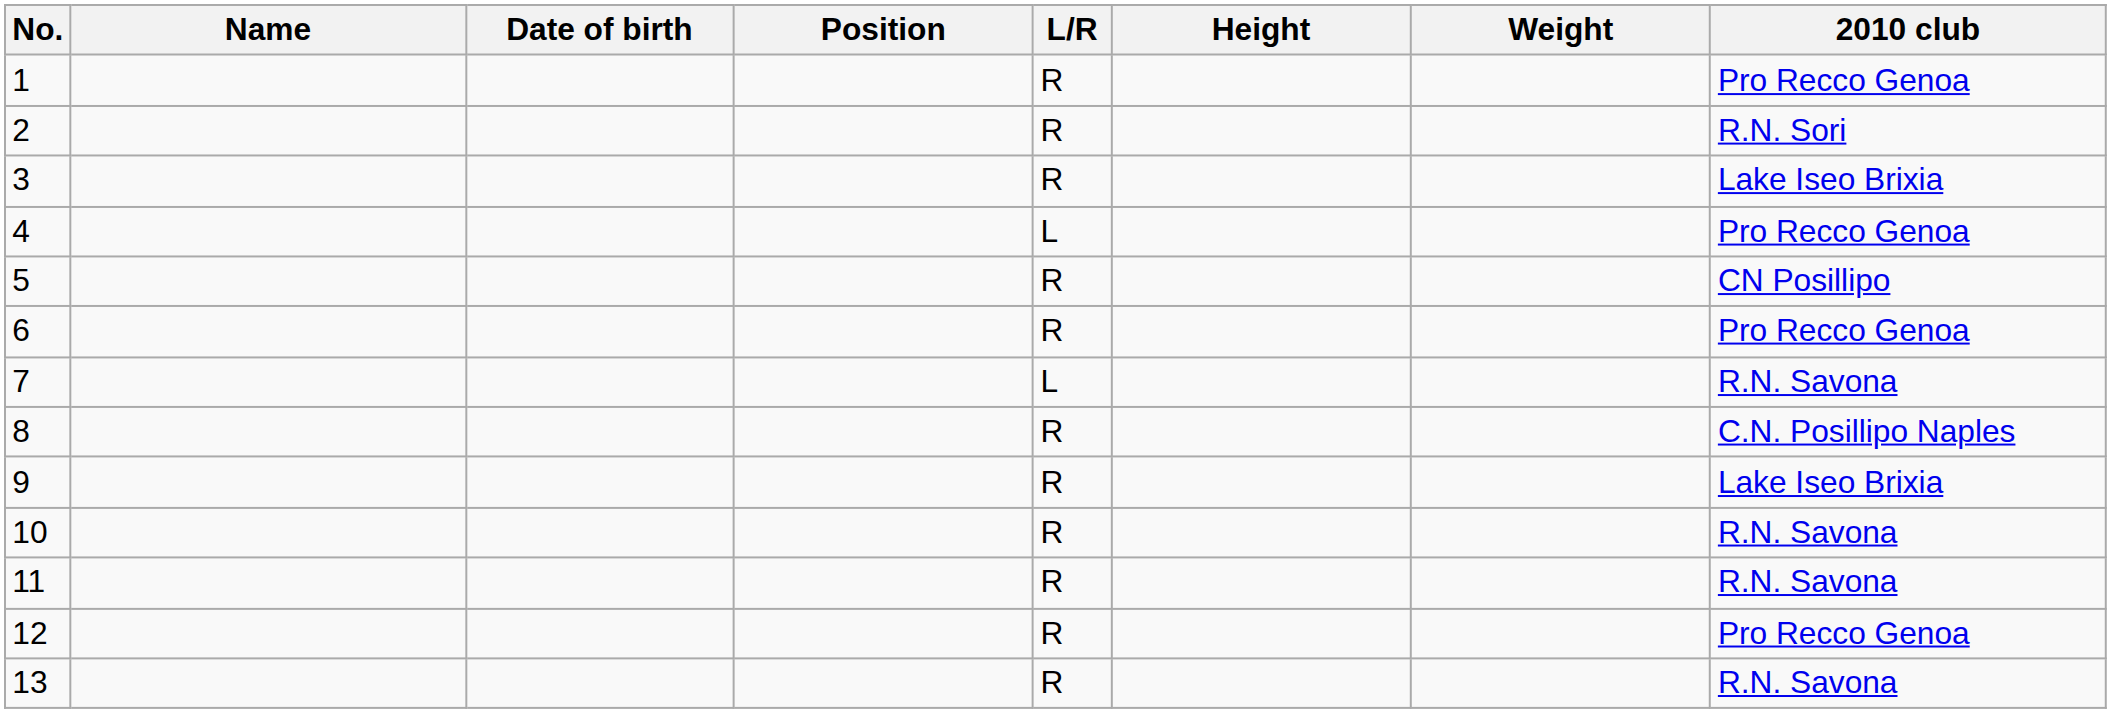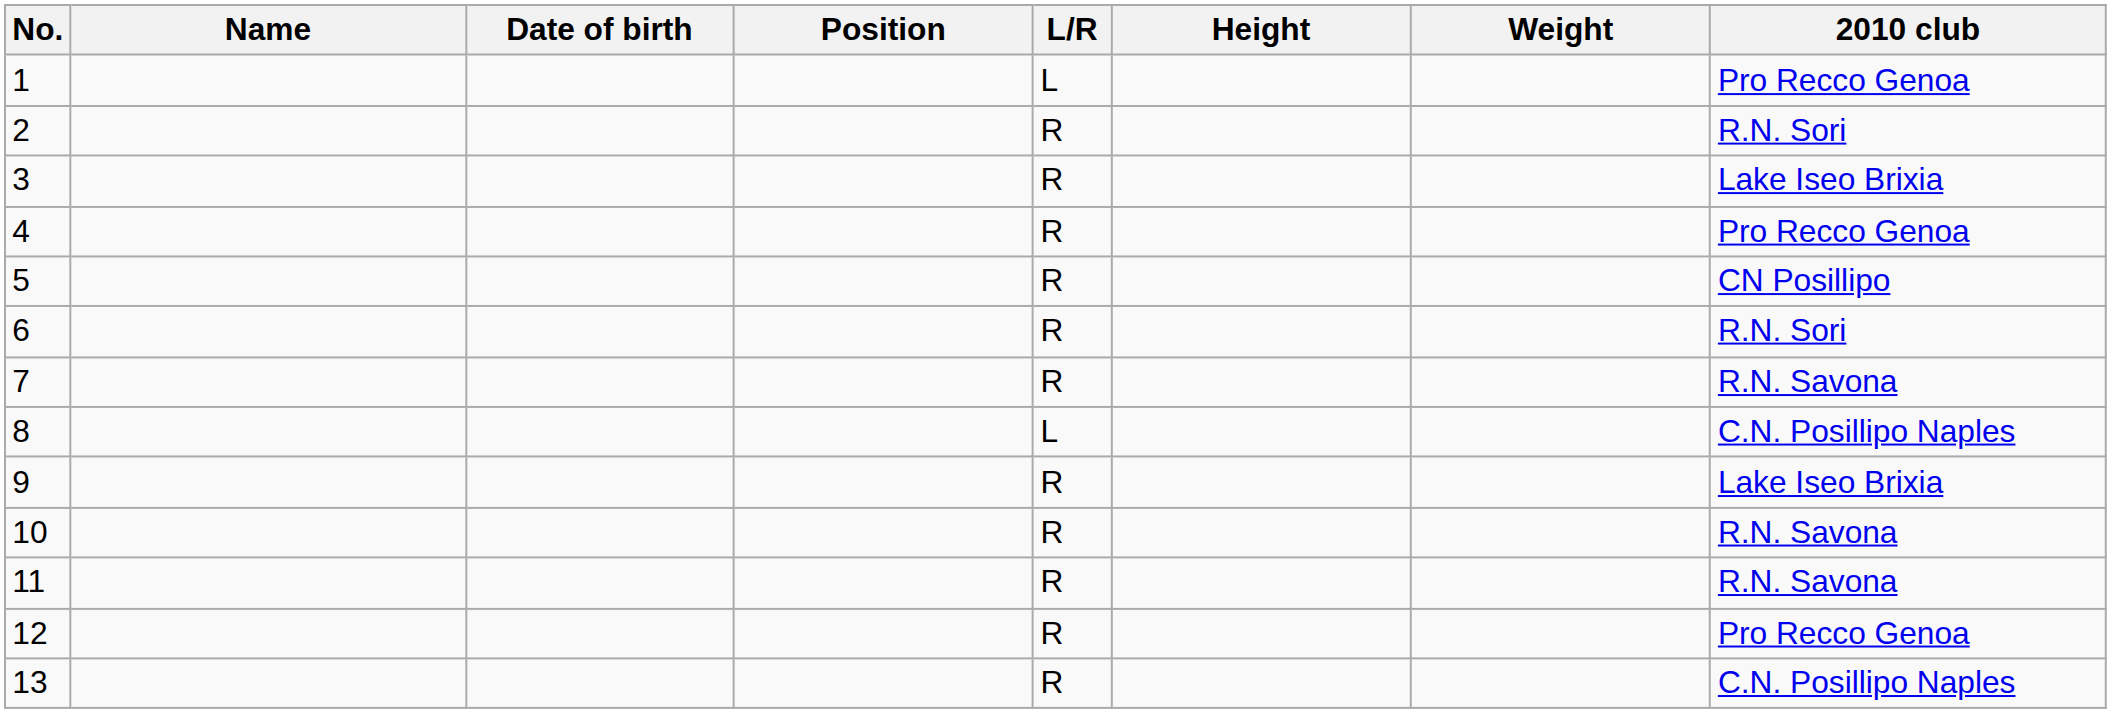(1052, 79) R -> (1049, 79) L
(1049, 230) L -> (1052, 230) R
(1844, 331) Pro Recco Genoa -> (1782, 331) R.N. Sori
(1049, 381) L -> (1052, 381) R
(1052, 431) R -> (1049, 431) L
(1808, 682) R.N. Savona -> (1867, 682) C.N. Posillipo Naples
